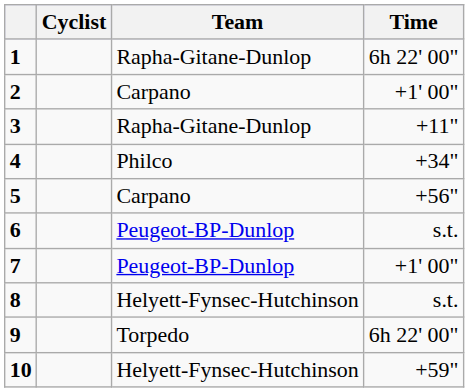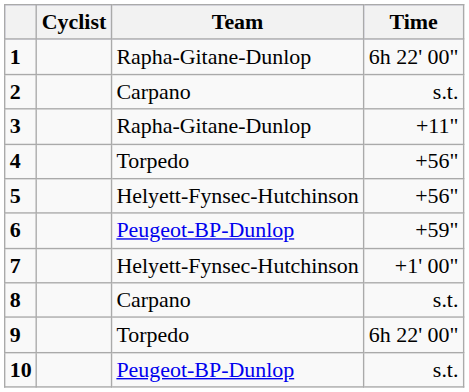(427, 91) +1' 00" -> (446, 91) s.t.
(144, 160) Philco -> (153, 160) Torpedo
(437, 160) +34" -> (437, 160) +56"
(154, 195) Carpano -> (238, 195) Helyett-Fynsec-Hutchinson
(446, 230) s.t. -> (437, 230) +59"
(205, 265) Peugeot-BP-Dunlop -> (238, 265) Helyett-Fynsec-Hutchinson
(238, 299) Helyett-Fynsec-Hutchinson -> (154, 299) Carpano
(238, 369) Helyett-Fynsec-Hutchinson -> (205, 369) Peugeot-BP-Dunlop
(437, 369) +59" -> (446, 369) s.t.
